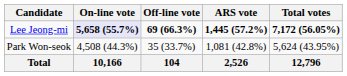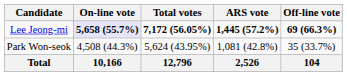columns swapped: (172, 12) <-> (306, 12)
